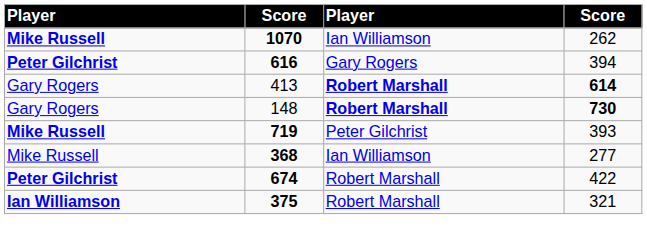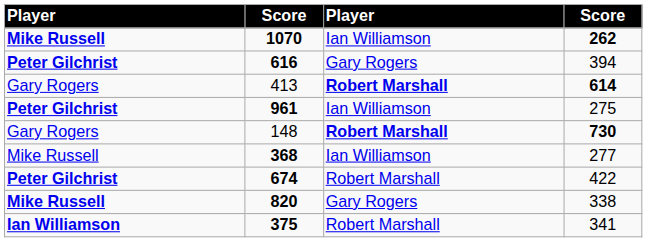(603, 39) normal -> (603, 39) bold
+ row: (284, 109)
- row: (284, 132)
+ row: (284, 201)
(603, 201) 321 -> (603, 225) 341
